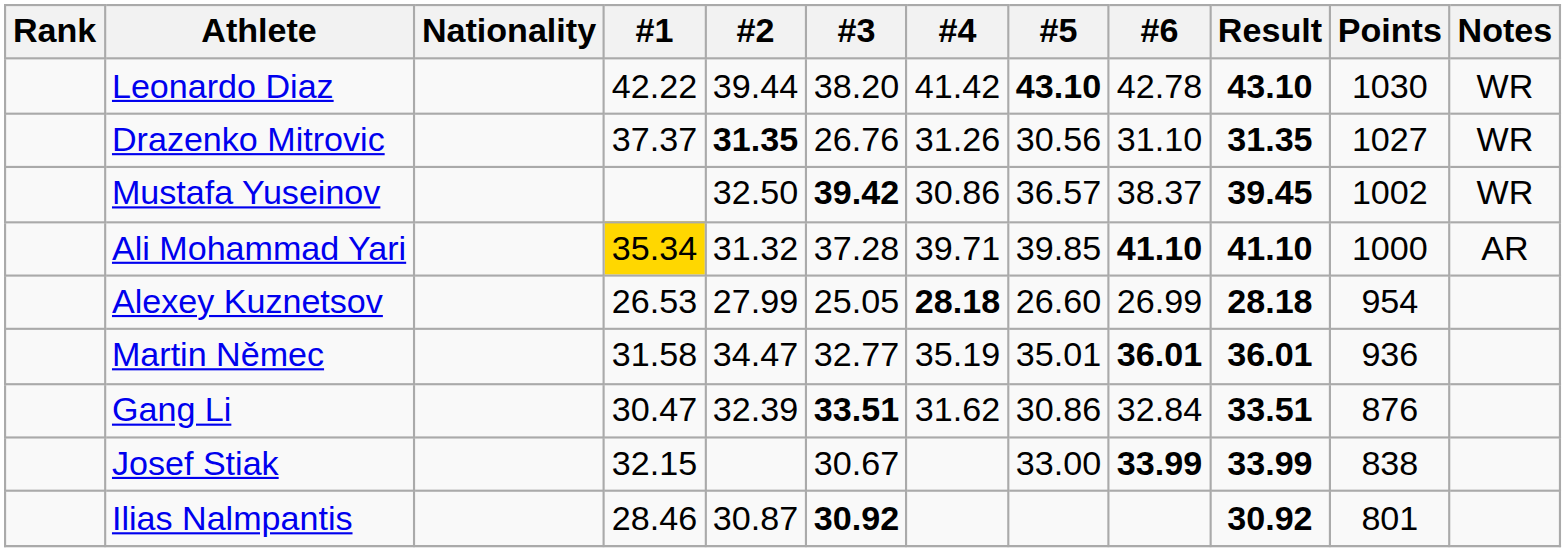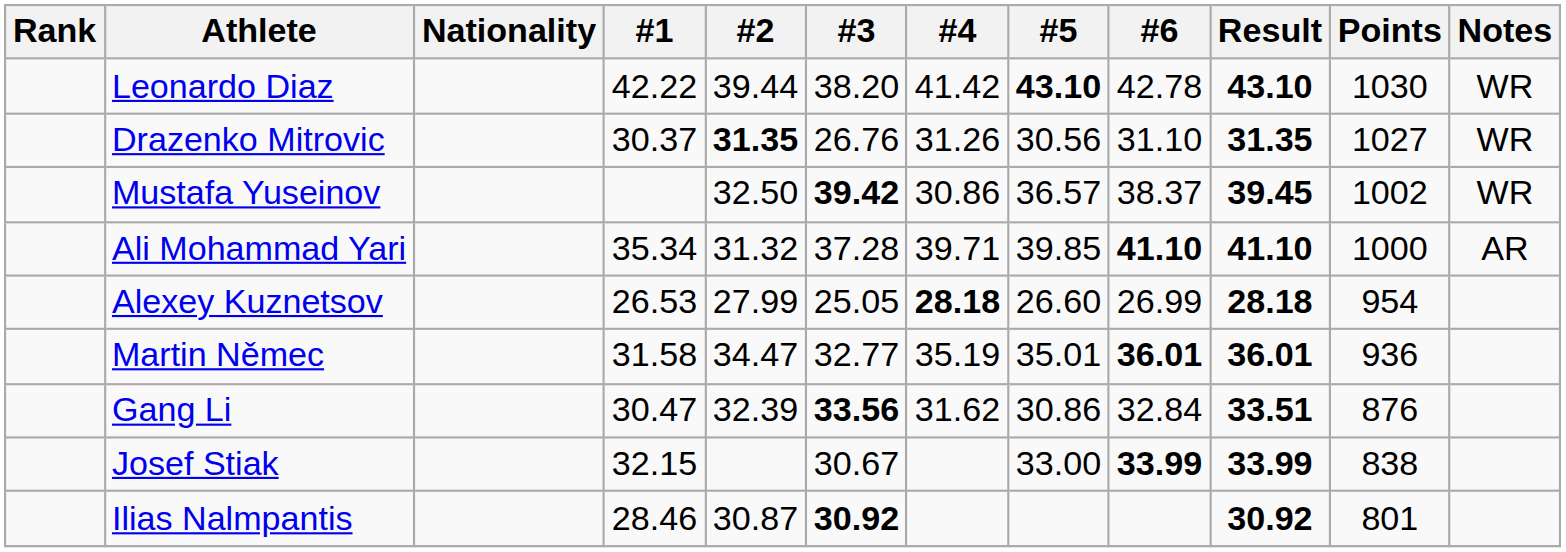(654, 139) 37.37 -> (654, 139) 30.37
(654, 247) gold background -> (654, 247) no background
(856, 409) 33.51 -> (856, 409) 33.56
